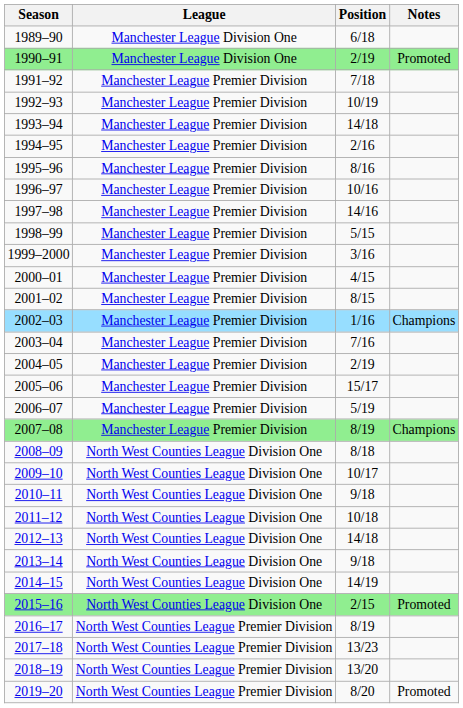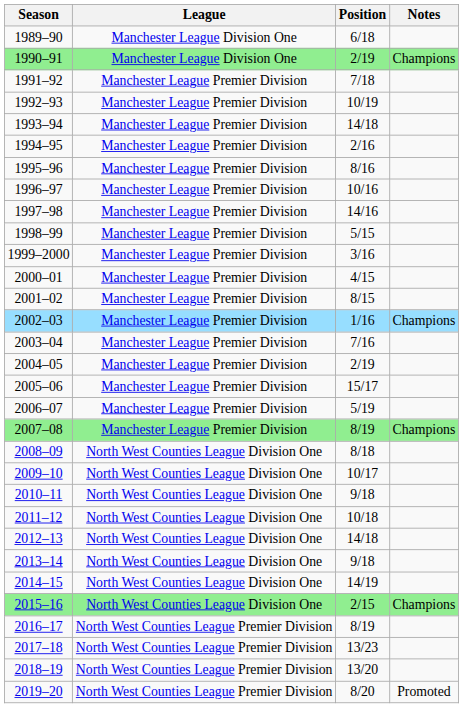(424, 59) Promoted -> (424, 59) Champions
(424, 604) Promoted -> (424, 604) Champions
